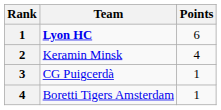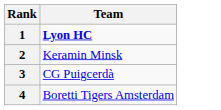- column: (197, 14)
